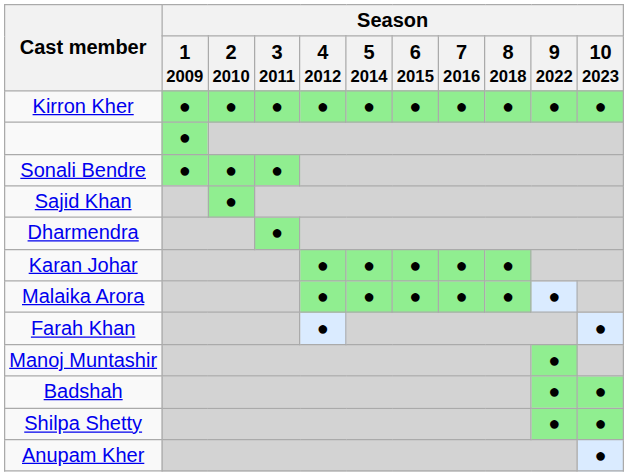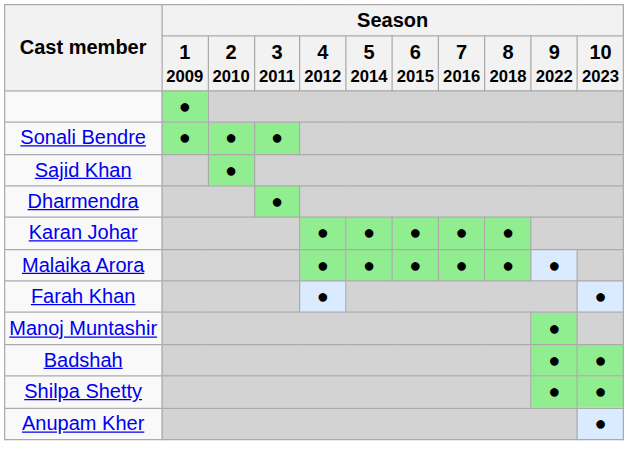- row: (83, 106)
